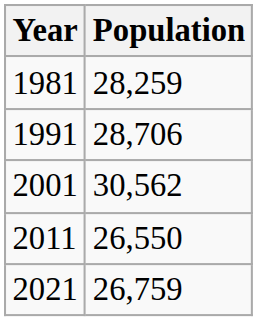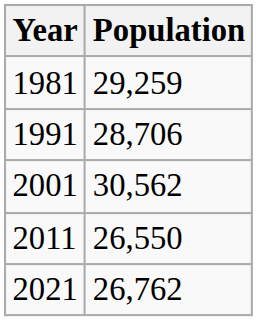(138, 82) 28,259 -> (138, 82) 29,259
(138, 289) 26,759 -> (138, 289) 26,762
